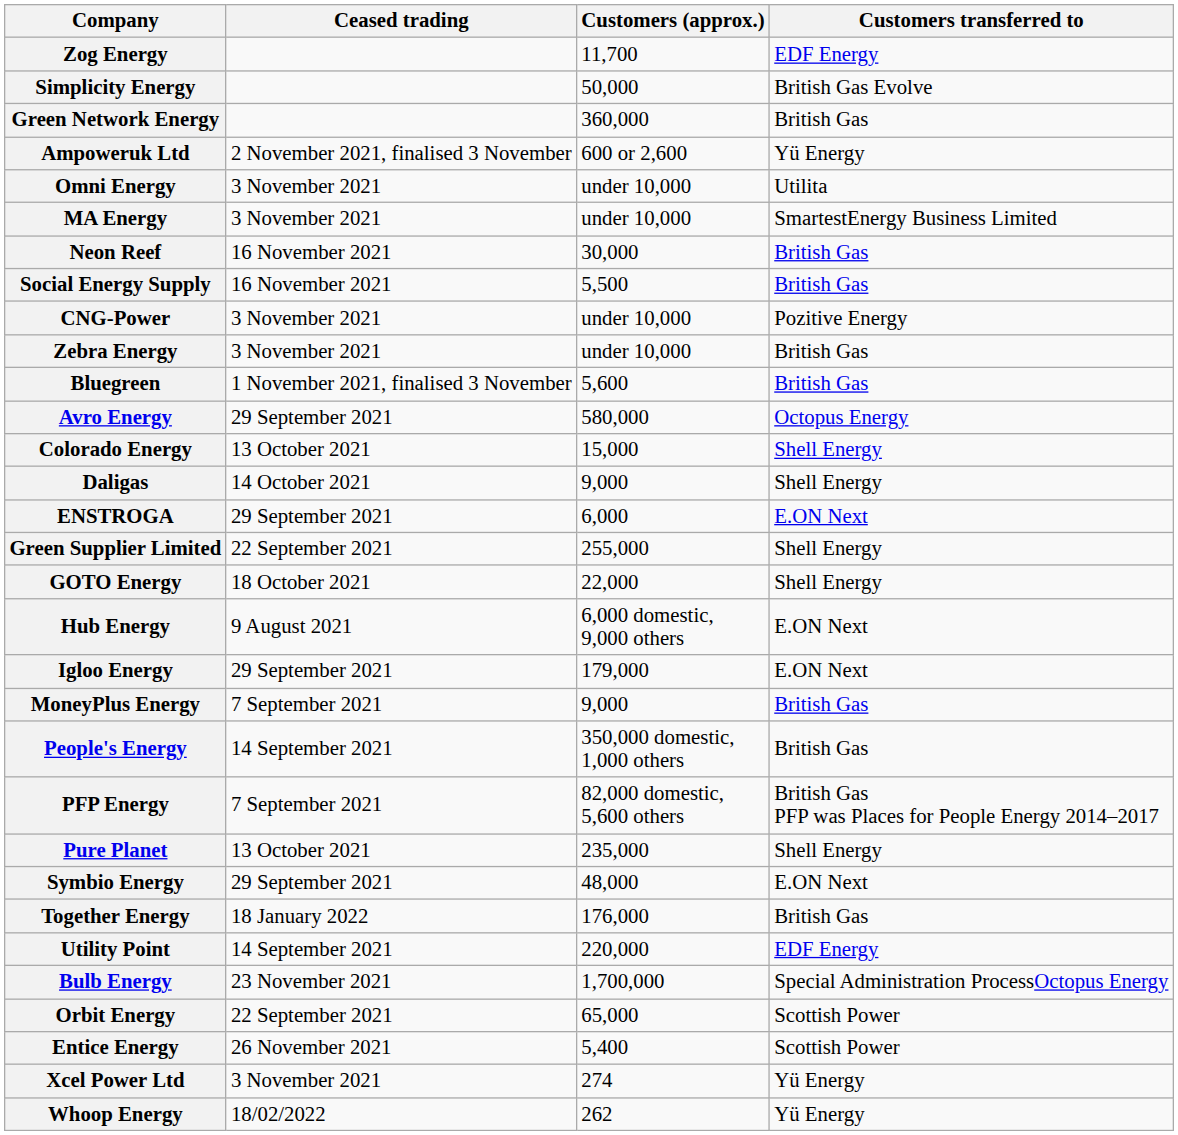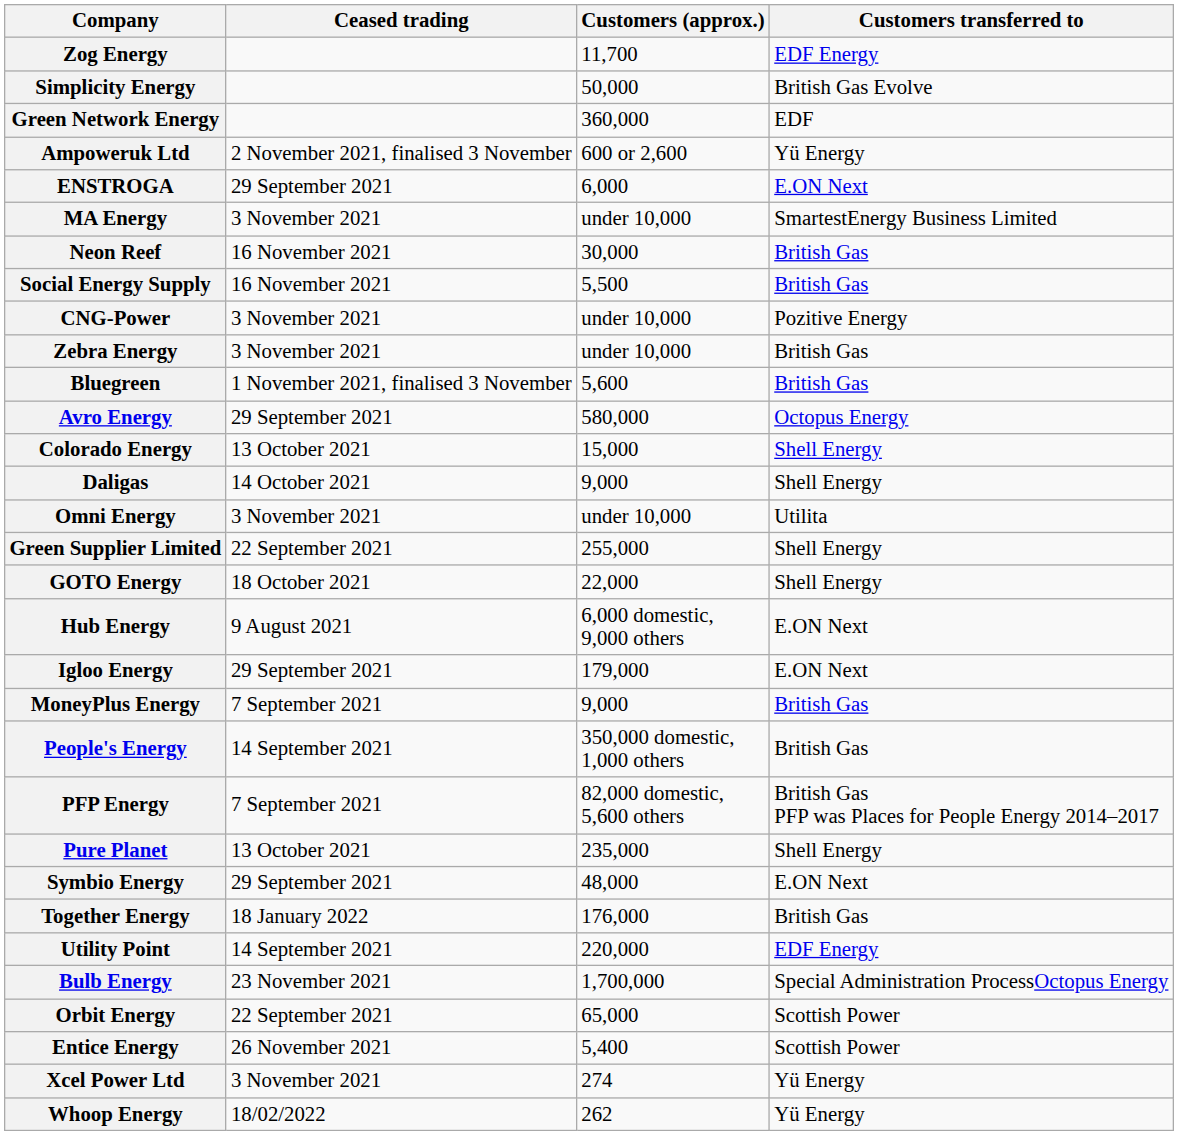(821, 119) British Gas -> (794, 119) EDF
rows swapped: (115, 185) <-> (115, 515)
